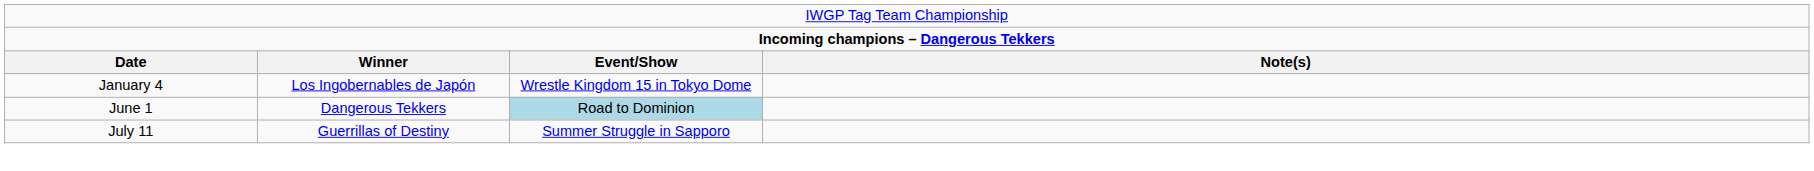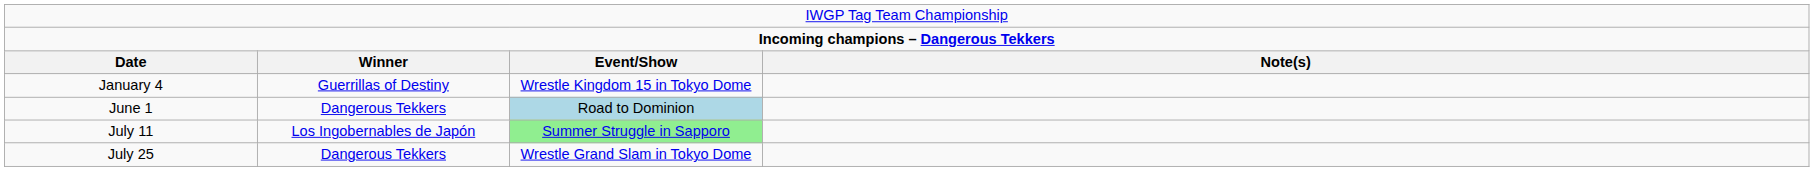(383, 85) Los Ingobernables de Japón -> (383, 85) Guerrillas of Destiny
(383, 131) Guerrillas of Destiny -> (383, 131) Los Ingobernables de Japón
(636, 131) no background -> (636, 131) lightgreen background
+ row: (131, 154)
